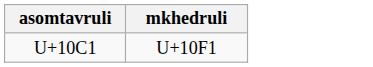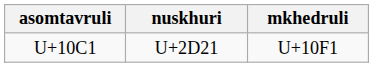+ column: (187, 18)
